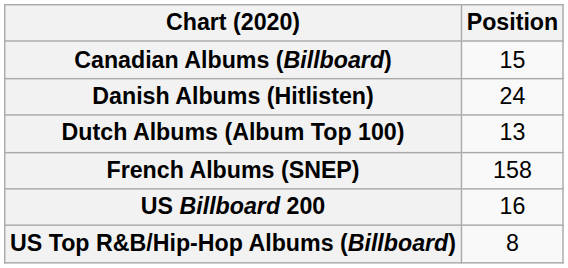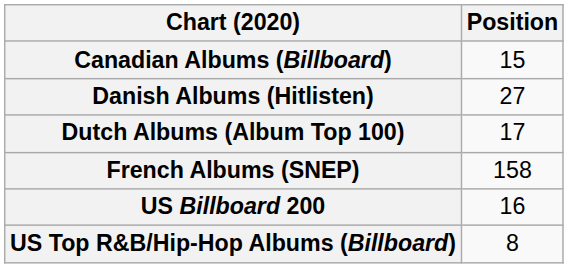(512, 96) 24 -> (512, 96) 27
(512, 133) 13 -> (512, 133) 17
